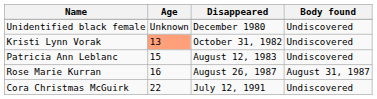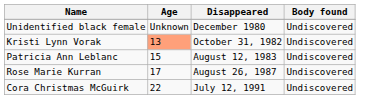(155, 72) 16 -> (155, 72) 17
(328, 72) August 31, 1987 -> (320, 72) Undiscovered
